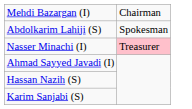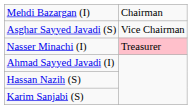+ row: (61, 29)
- row: (54, 29)
